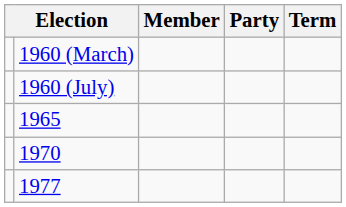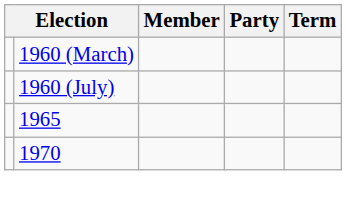- row: (40, 185)
